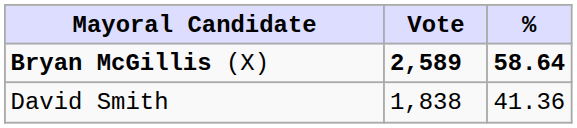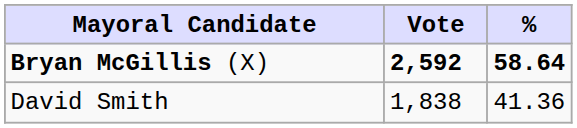(426, 63) 2,589 -> (426, 63) 2,592
